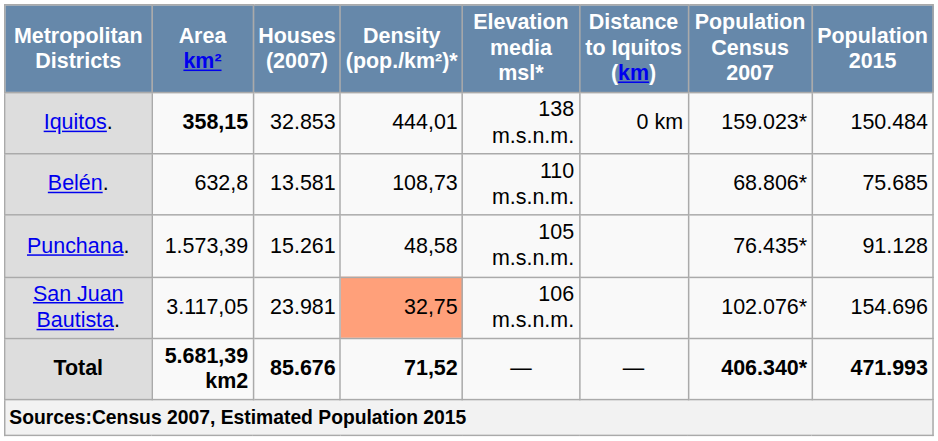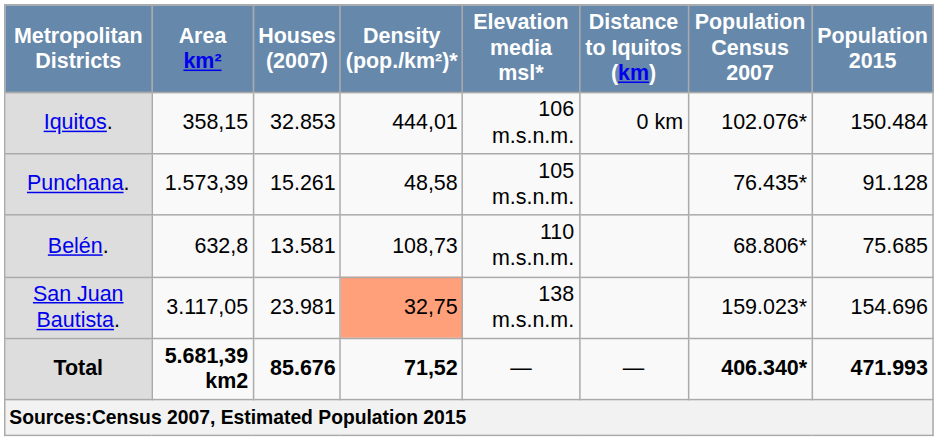(215, 122) bold -> (215, 122) normal
(533, 122) 138 m.s.n.m. -> (533, 122) 106 m.s.n.m.
(764, 122) 159.023* -> (764, 122) 102.076*
rows swapped: (78, 184) <-> (78, 245)
(533, 307) 106 m.s.n.m. -> (533, 307) 138 m.s.n.m.
(764, 307) 102.076* -> (764, 307) 159.023*
